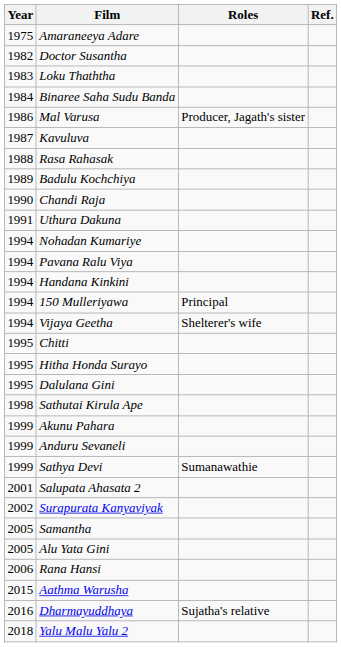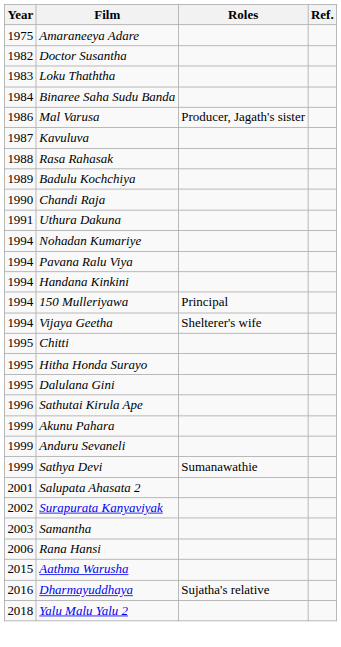(20, 405) 1998 -> (20, 405) 1996
(20, 528) 2005 -> (20, 528) 2003
- row: (74, 549)
